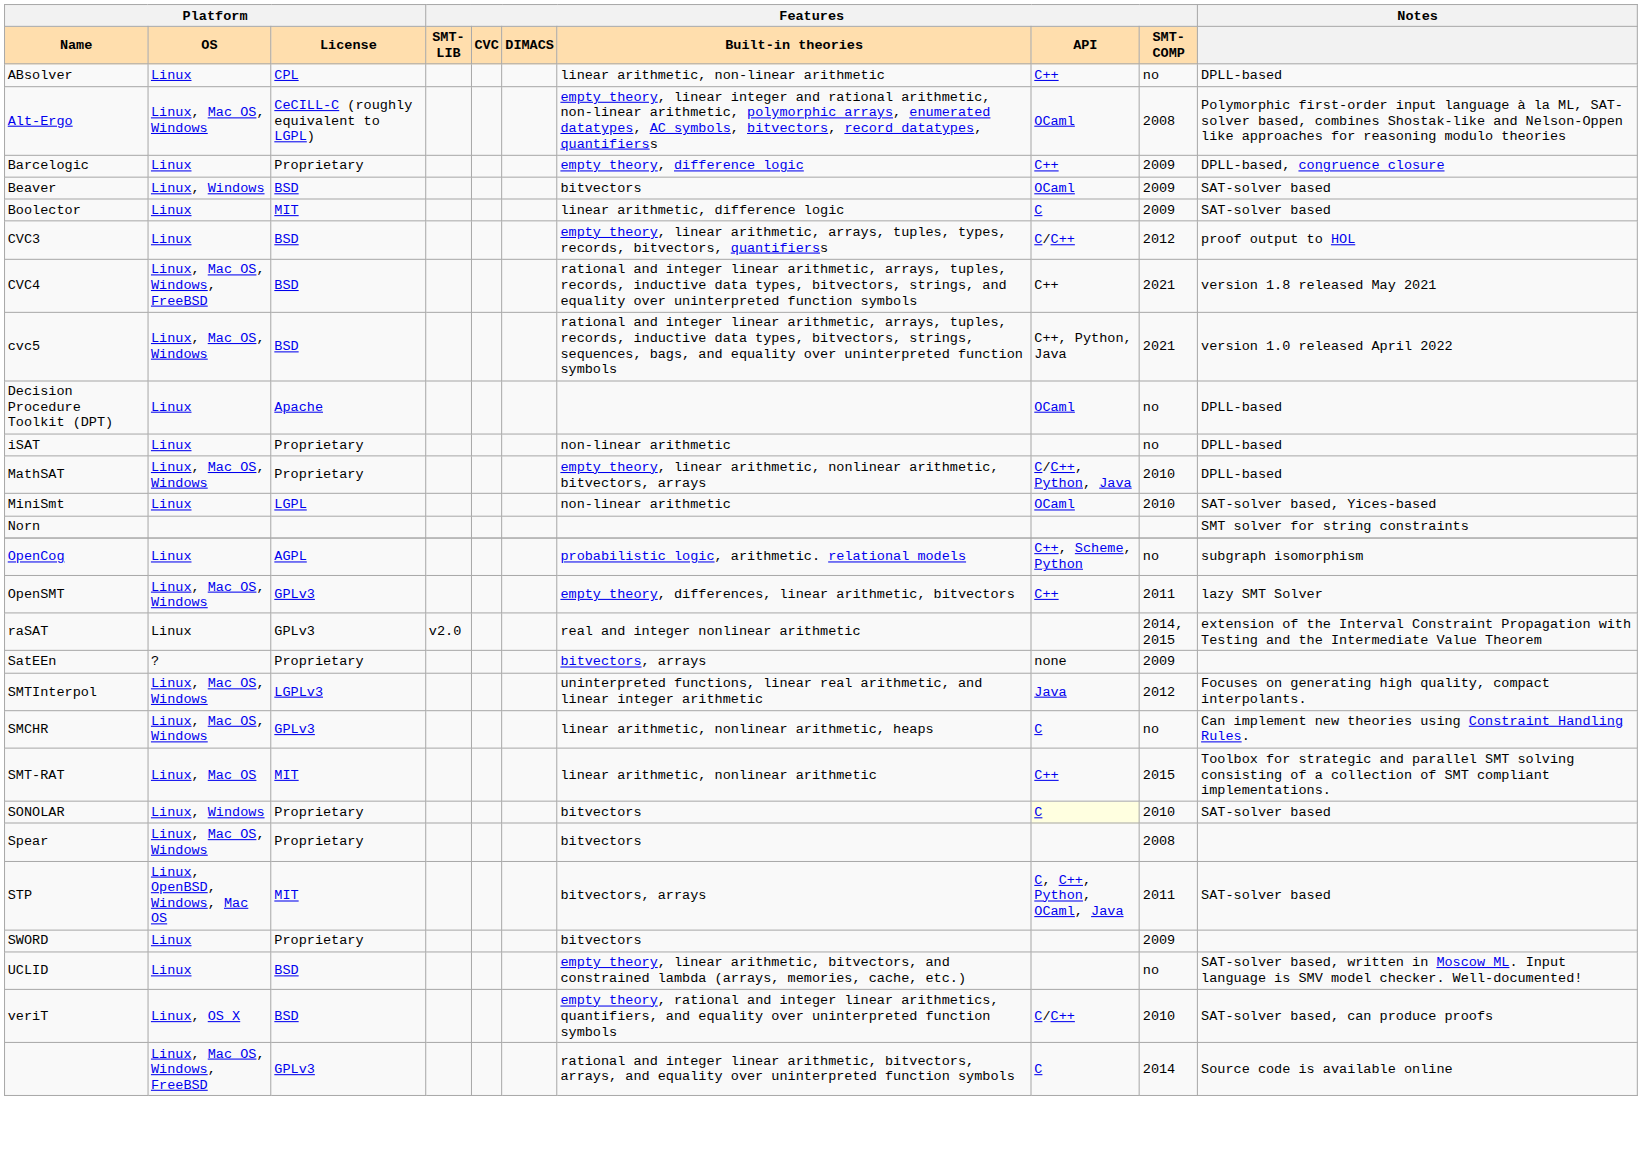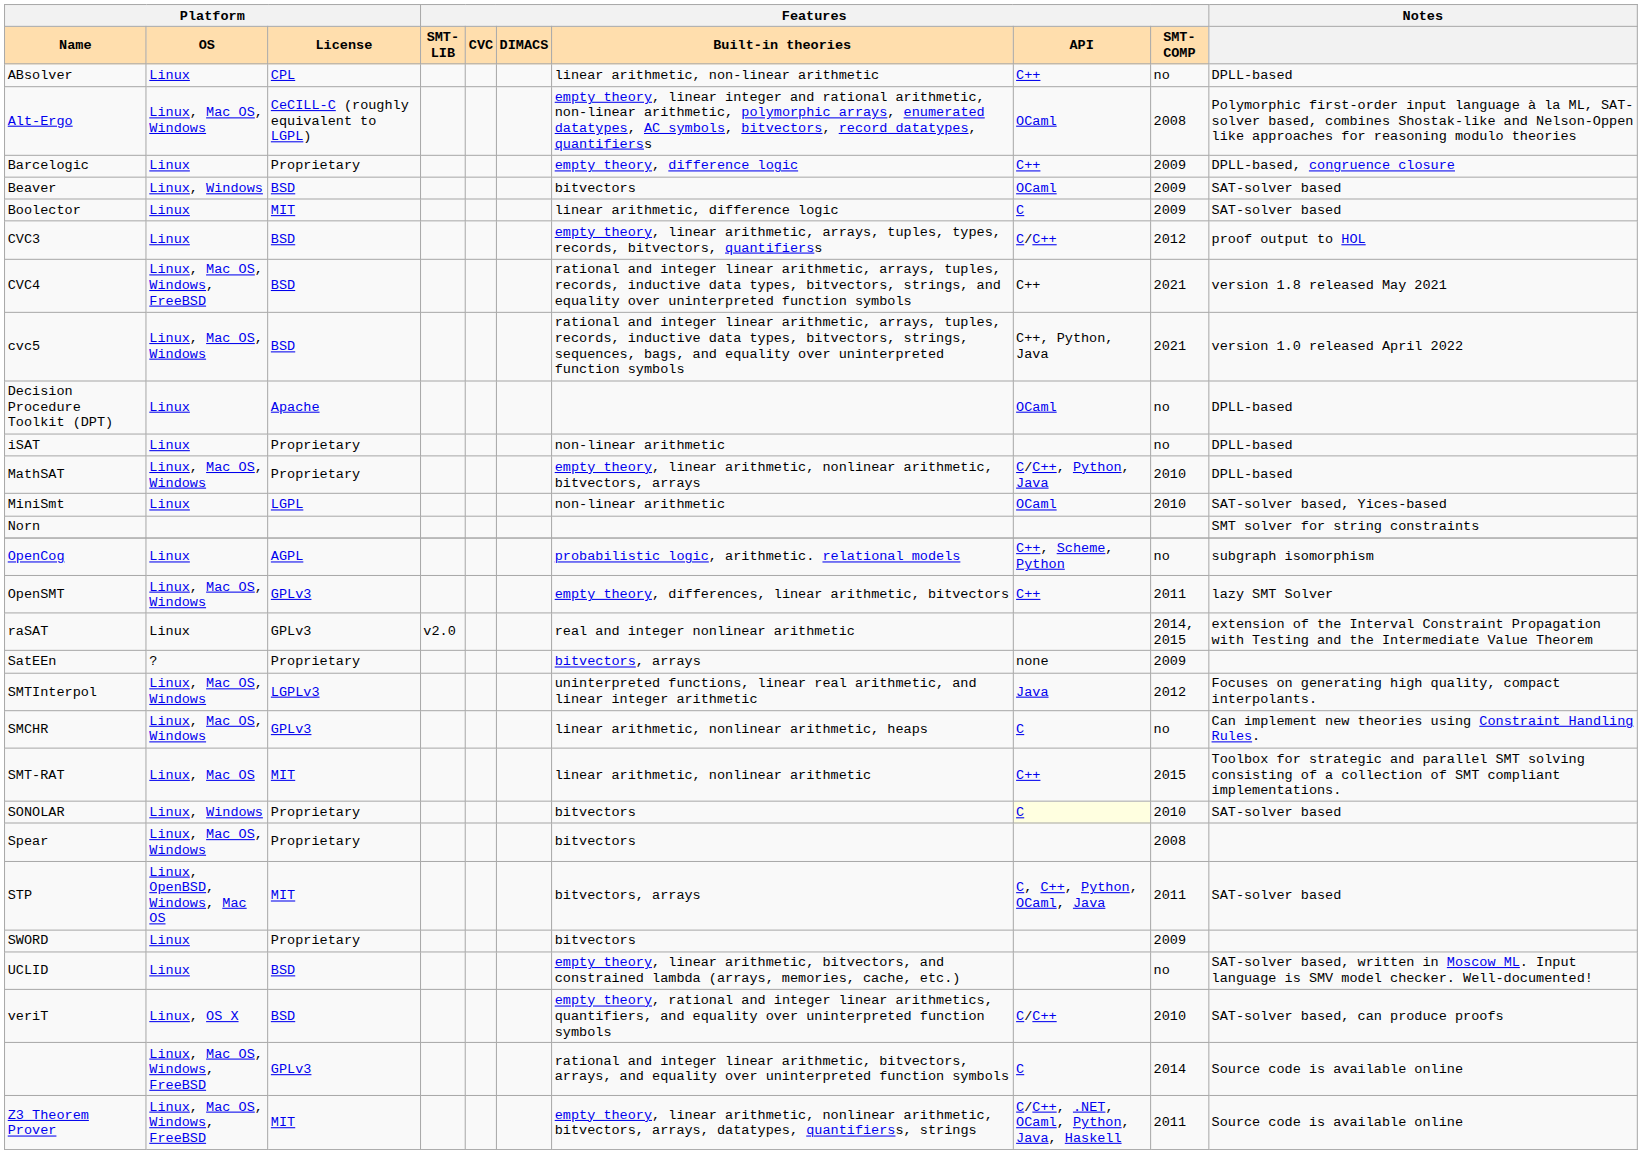+ row: (48, 1123)
